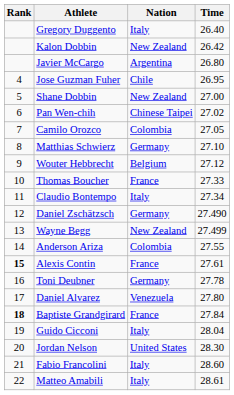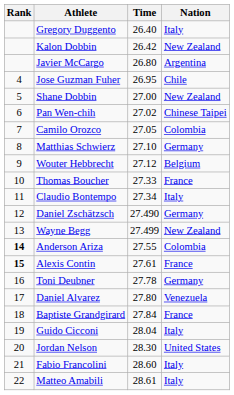columns swapped: (161, 12) <-> (212, 12)
(19, 247) normal -> (19, 247) bold
(19, 314) bold -> (19, 314) normal
